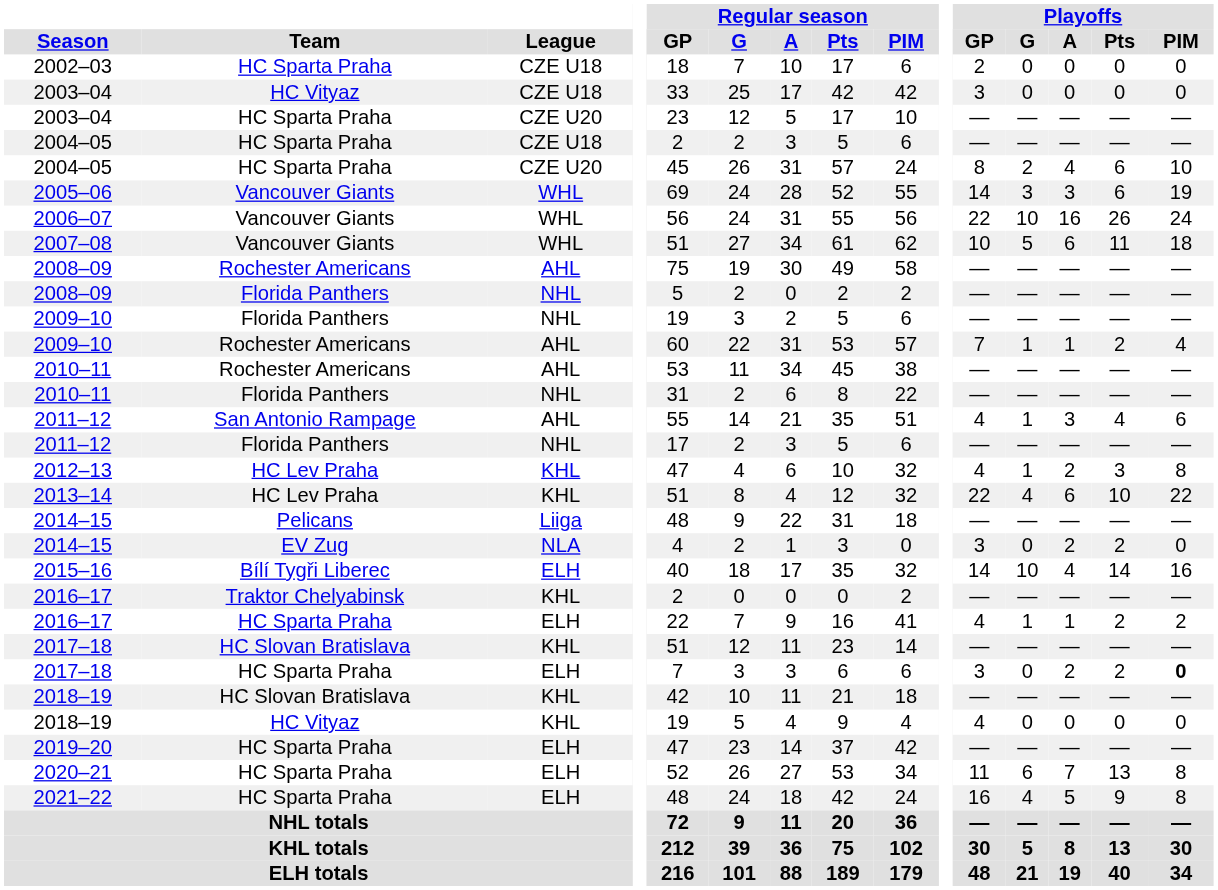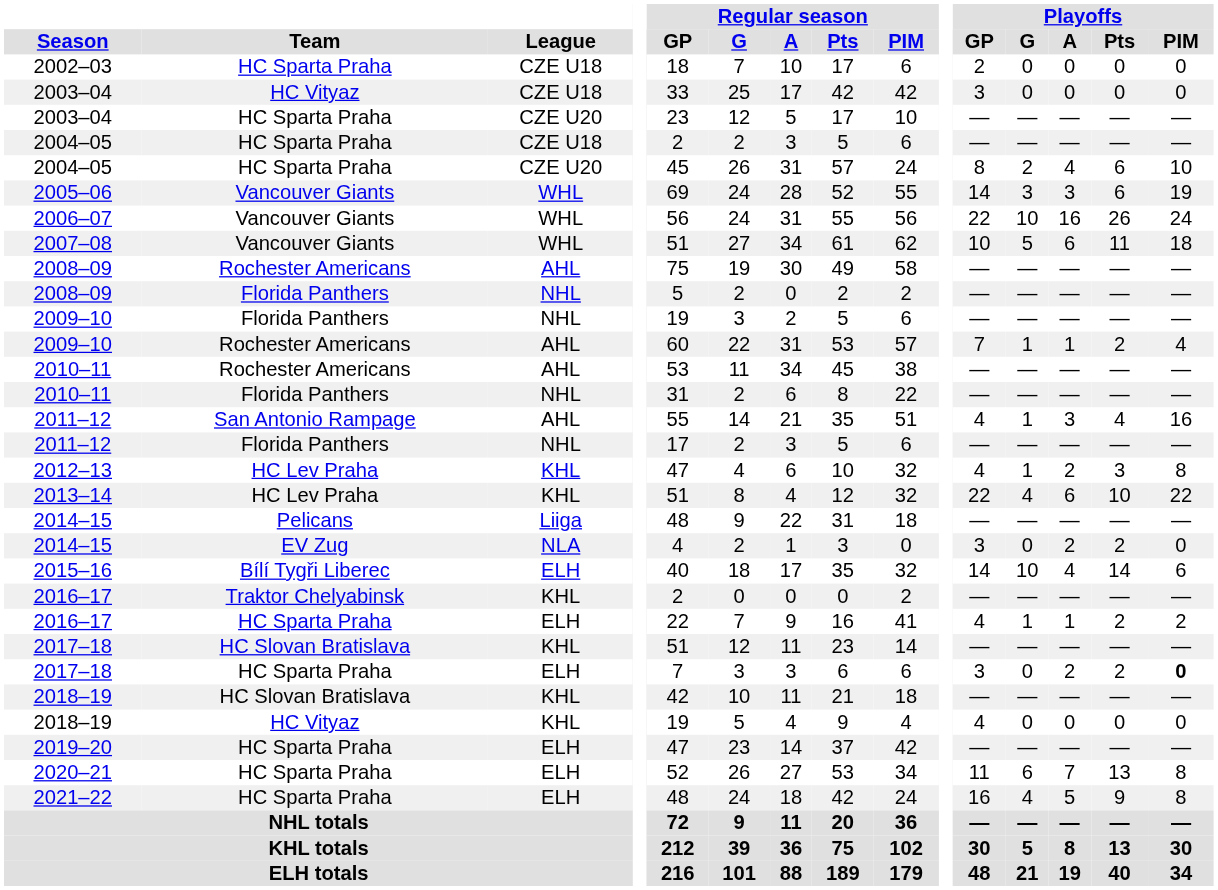(1181, 419) 6 -> (1181, 419) 16
(1181, 570) 16 -> (1181, 570) 6
